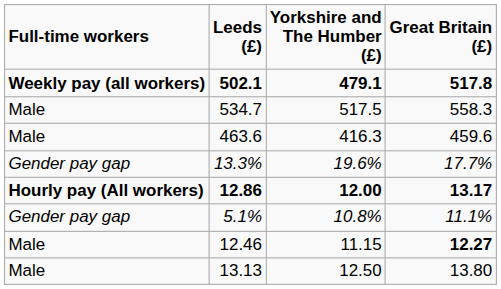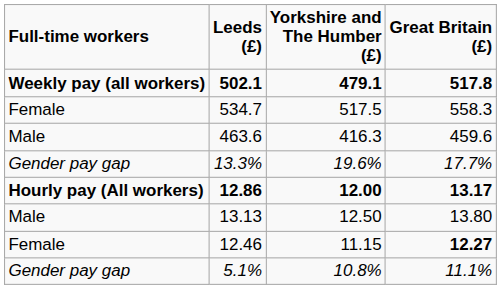(27, 109) Male -> (37, 109) Female
rows swapped: (241, 271) <-> (243, 217)
(27, 244) Male -> (37, 244) Female
